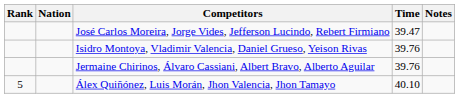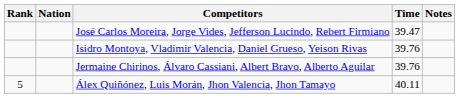(407, 84) 40.10 -> (407, 84) 40.11
